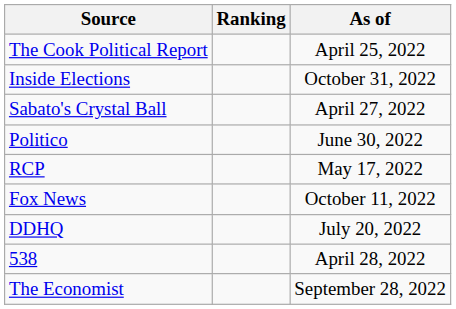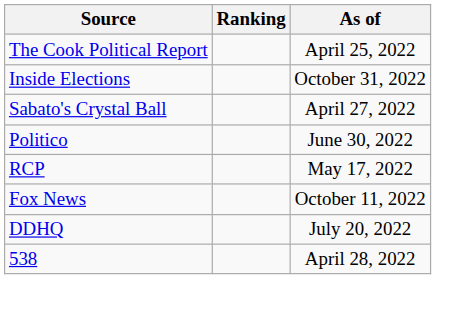- row: (66, 288)
